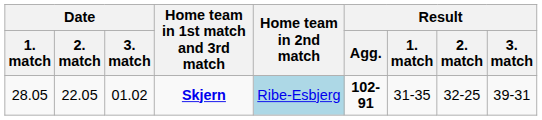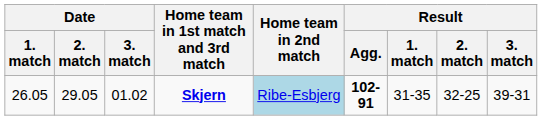(30, 95) 28.05 -> (30, 95) 26.05
(80, 95) 22.05 -> (80, 95) 29.05
